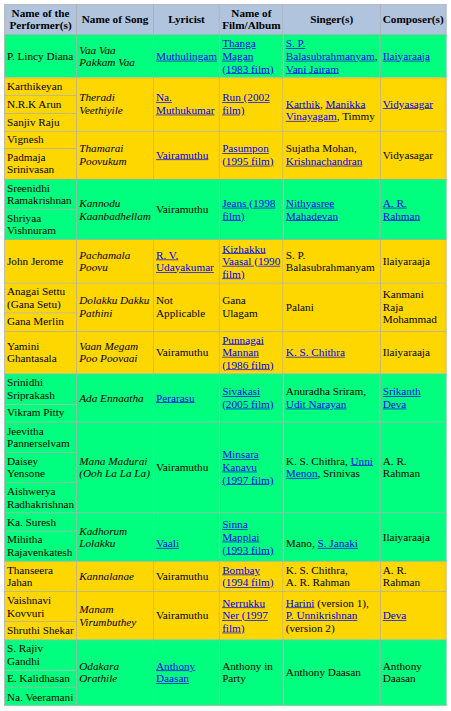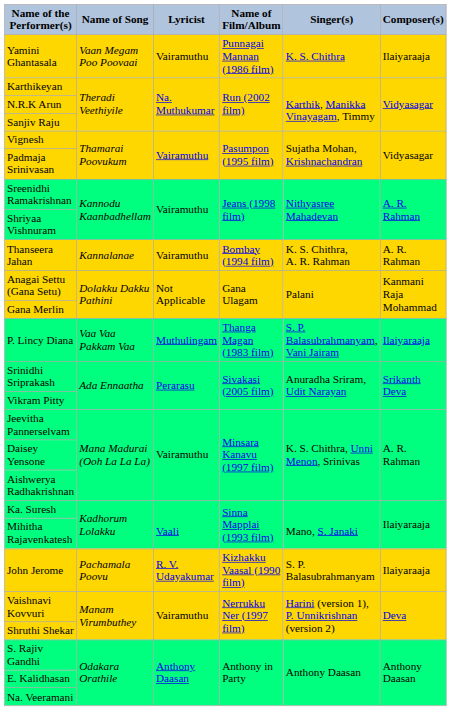rows swapped: (40, 56) <-> (32, 352)
rows swapped: (35, 261) <-> (30, 576)
